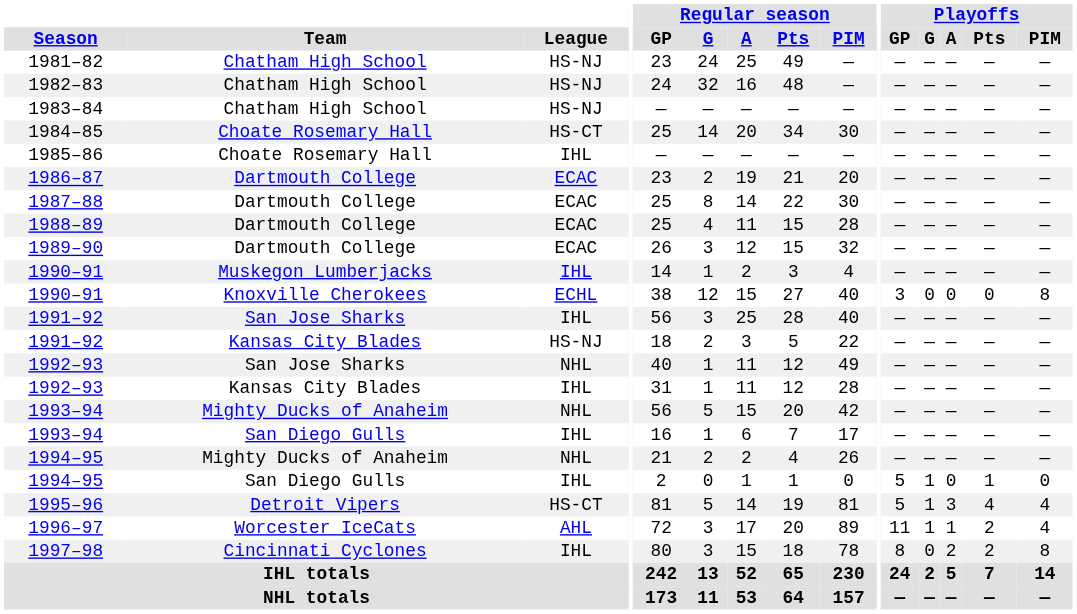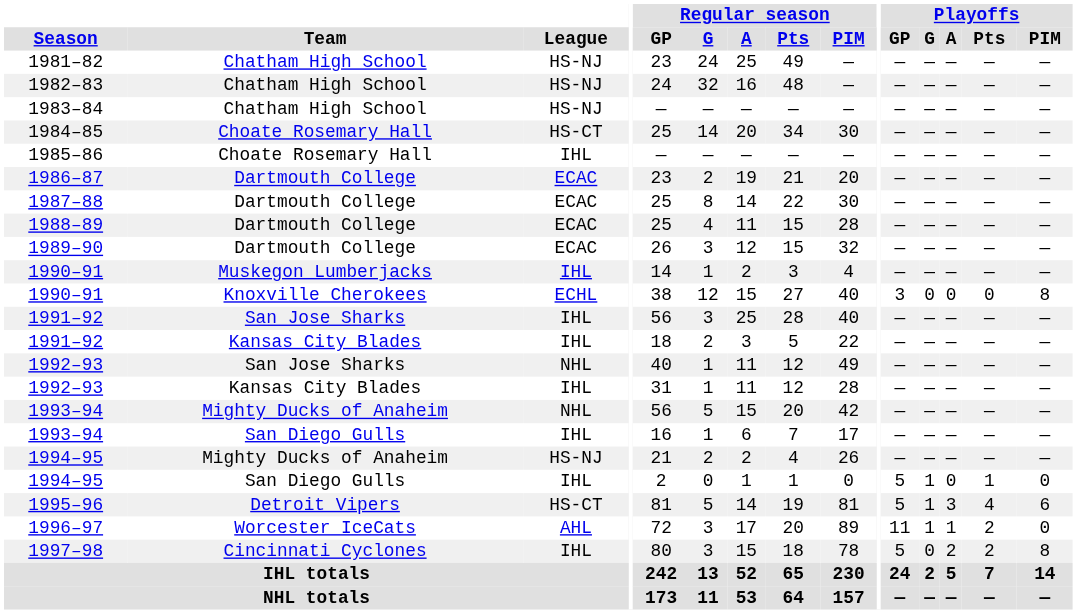(576, 342) HS-NJ -> (576, 342) IHL
(576, 458) NHL -> (576, 458) HS-NJ
(1045, 505) 4 -> (1045, 505) 6
(1045, 528) 4 -> (1045, 528) 0
(900, 551) 8 -> (900, 551) 5
